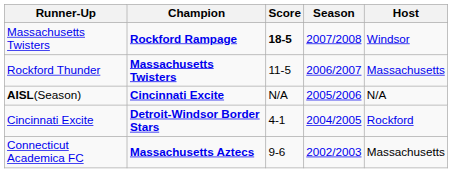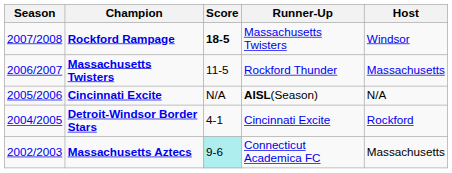columns swapped: (334, 13) <-> (66, 13)
(277, 152) no background -> (215, 152) paleturquoise background
